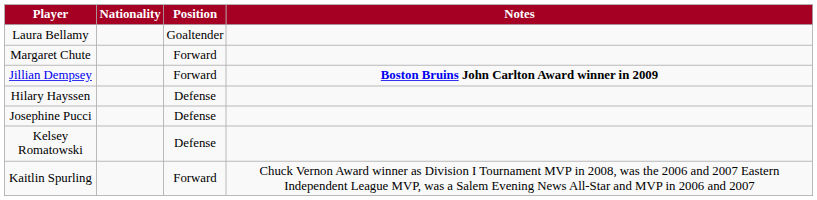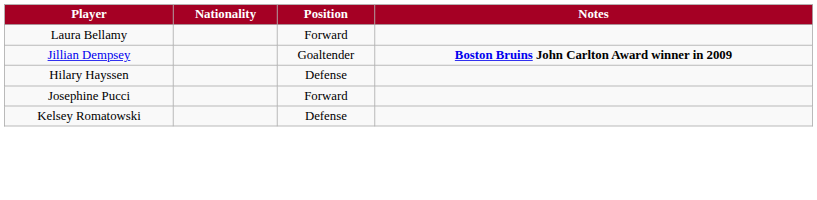(195, 34) Goaltender -> (326, 34) Forward
- row: (50, 55)
(195, 75) Forward -> (326, 55) Goaltender
(195, 116) Defense -> (326, 95) Forward
- row: (50, 178)
